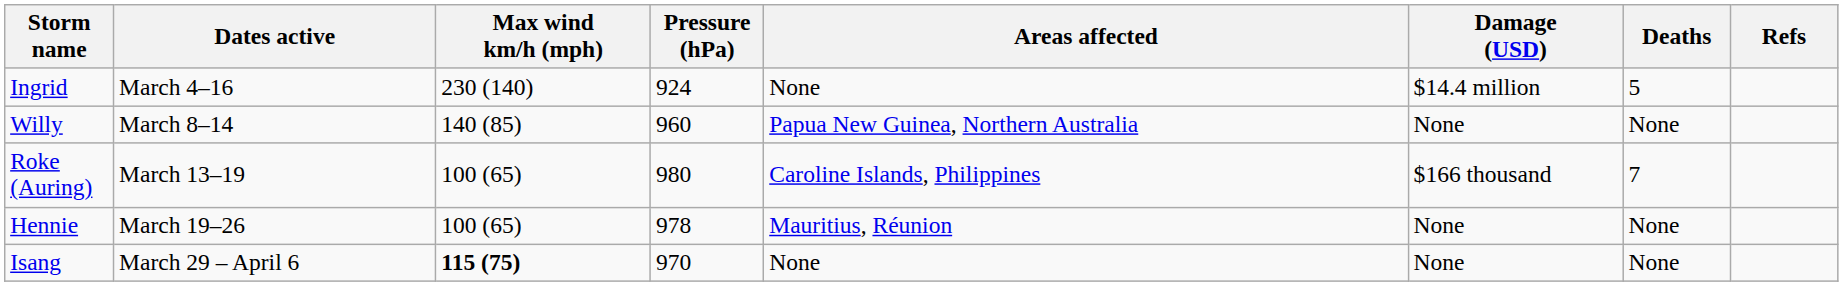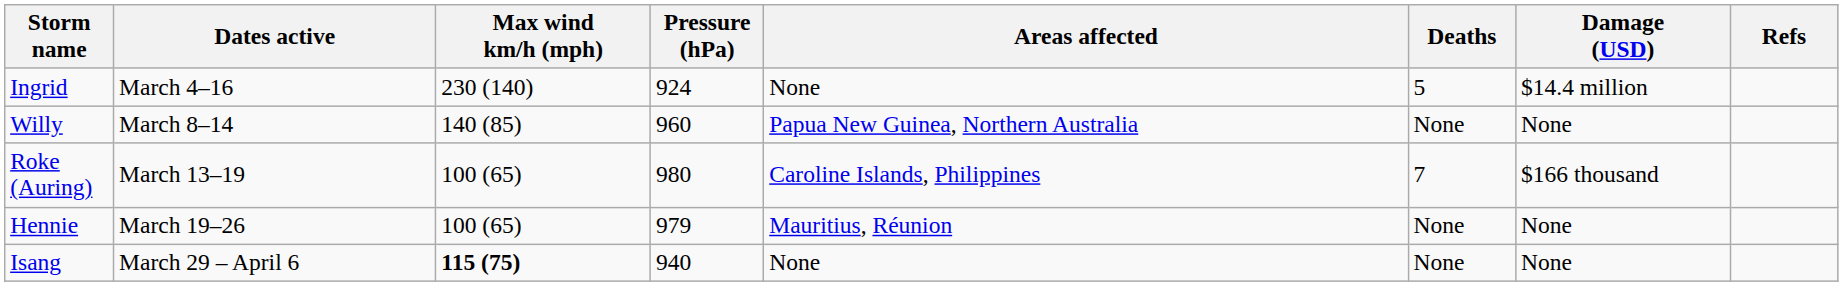columns swapped: (1516, 36) <-> (1677, 36)
(674, 225) 978 -> (674, 225) 979
(674, 262) 970 -> (674, 262) 940
